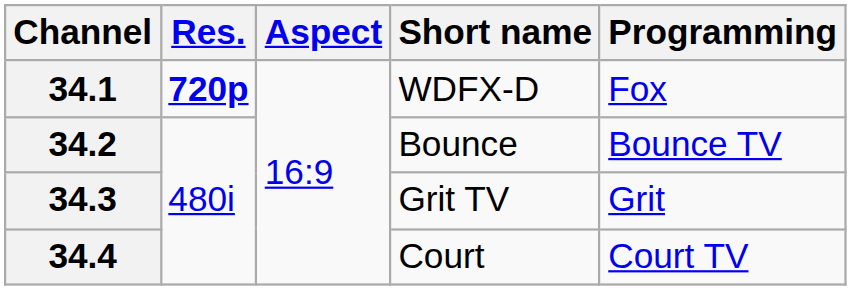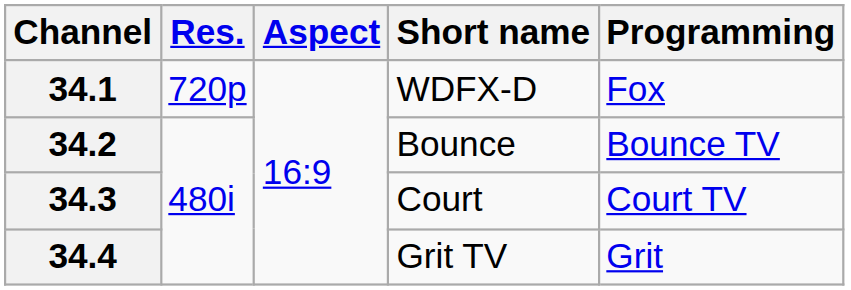(208, 88) bold -> (207, 88) normal
(454, 199) Grit TV -> (439, 199) Court
(637, 199) Grit -> (676, 199) Court TV
(441, 255) Court -> (452, 255) Grit TV
(678, 255) Court TV -> (635, 255) Grit
